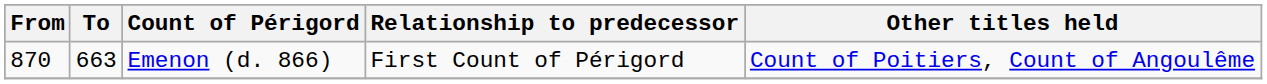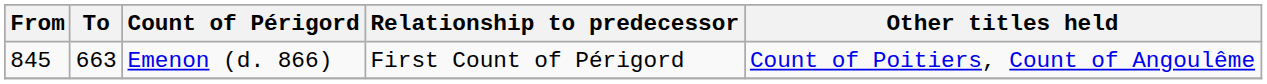(31, 60) 870 -> (31, 60) 845
